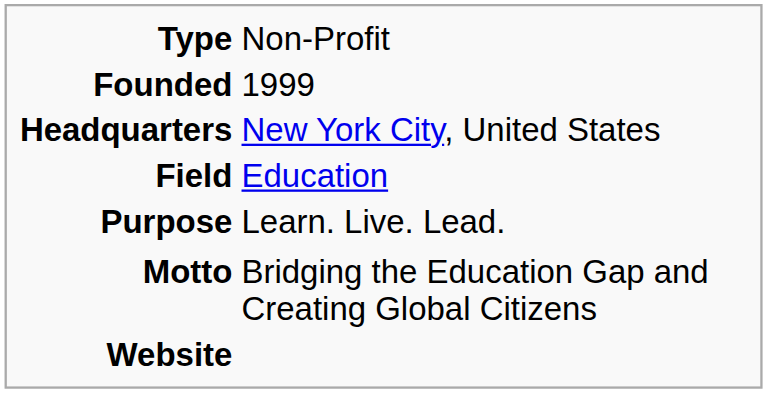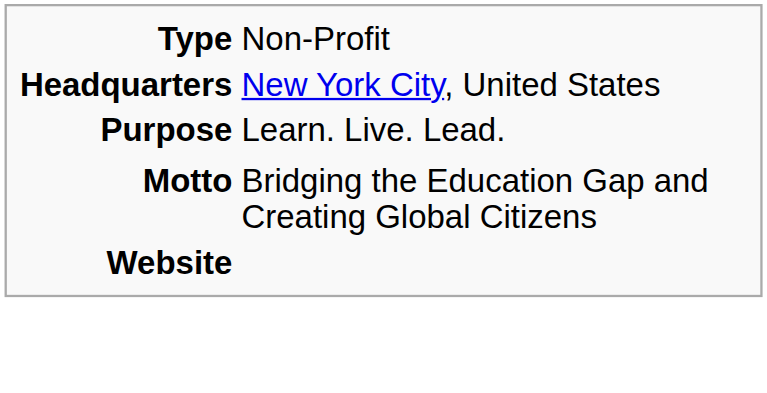- row: (163, 84)
- row: (194, 175)
